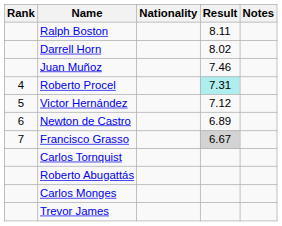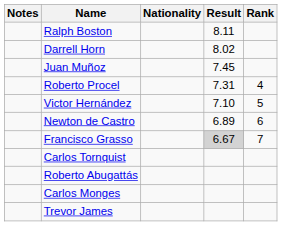columns swapped: (21, 13) <-> (258, 13)
(220, 67) 7.46 -> (224, 67) 7.45
(220, 85) paleturquoise background -> (224, 85) no background
(220, 103) 7.12 -> (224, 103) 7.10
